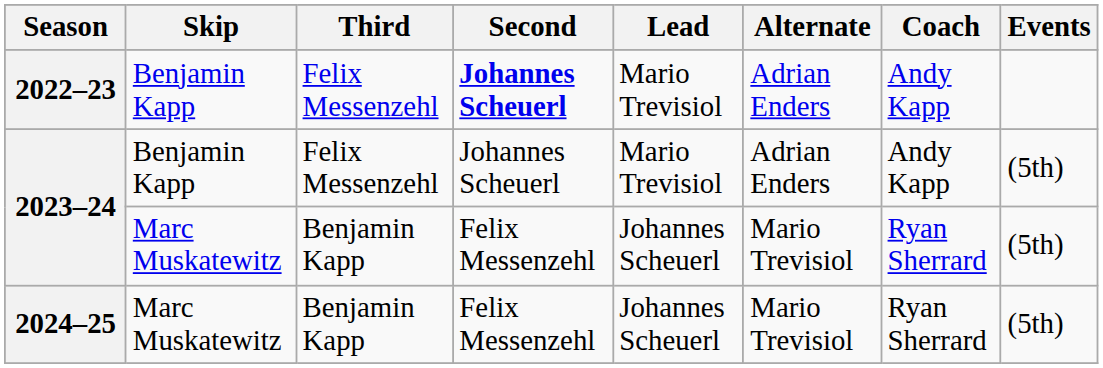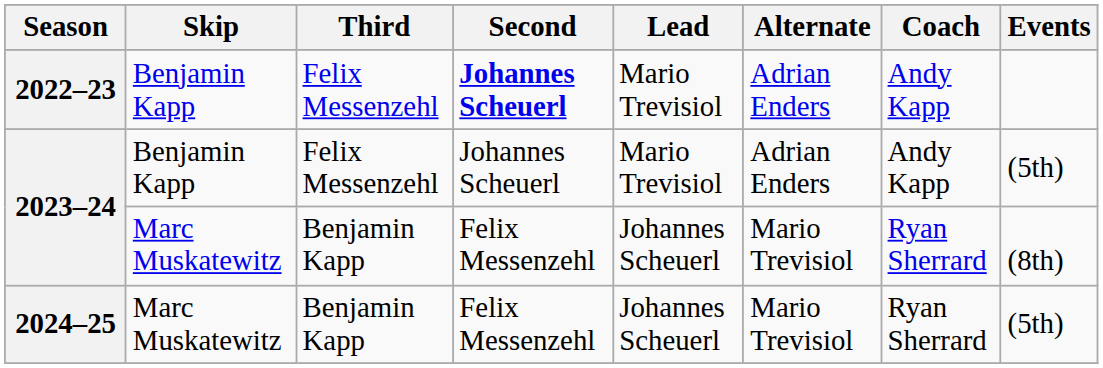(1036, 245) (5th) -> (1036, 261) (8th)
